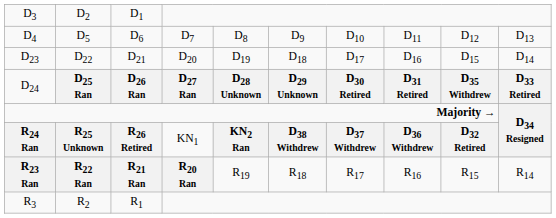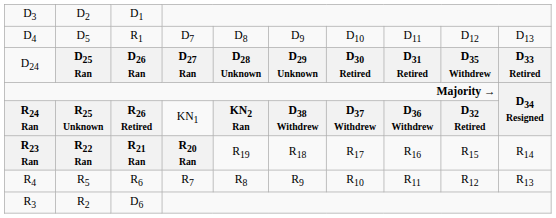(137, 36) D6 -> (137, 36) R1
- row: (83, 58)
+ row: (83, 181)
(137, 202) R1 -> (137, 202) D6
